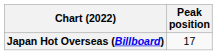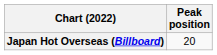(189, 41) 17 -> (189, 41) 20
